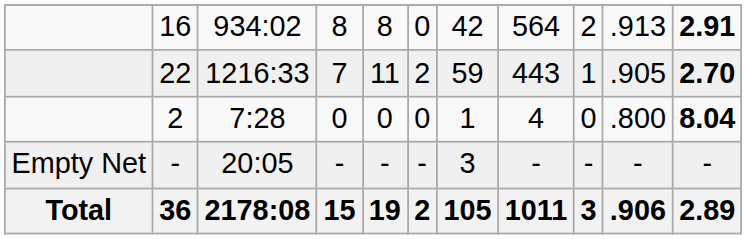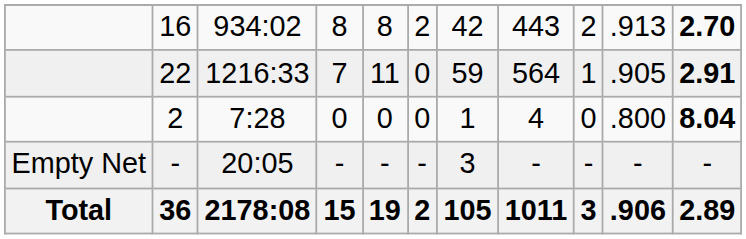(422, 27) 0 -> (422, 27) 2
(536, 27) 564 -> (536, 27) 443
(707, 27) 2.91 -> (707, 27) 2.70
(422, 73) 2 -> (422, 73) 0
(536, 73) 443 -> (536, 73) 564
(707, 73) 2.70 -> (707, 73) 2.91
